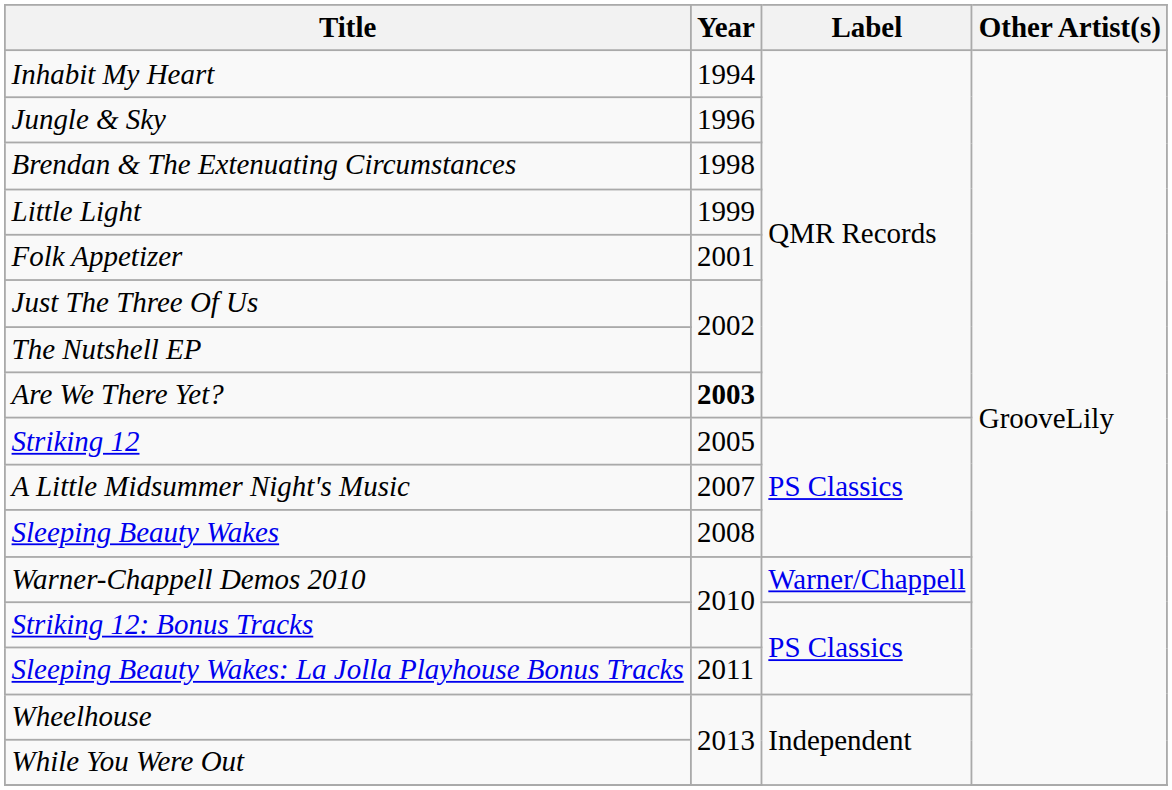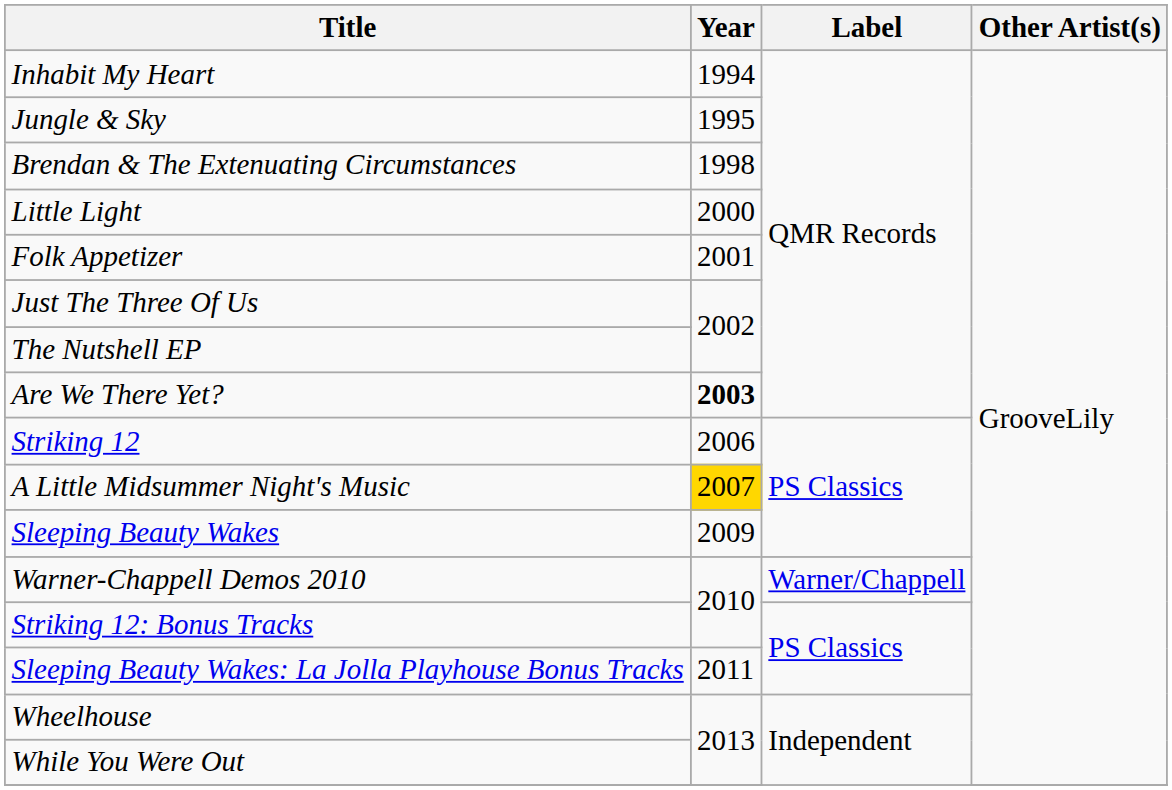(726, 119) 1996 -> (726, 119) 1995
(726, 211) 1999 -> (726, 211) 2000
(726, 440) 2005 -> (726, 440) 2006
(726, 486) no background -> (726, 486) gold background
(726, 532) 2008 -> (726, 532) 2009
